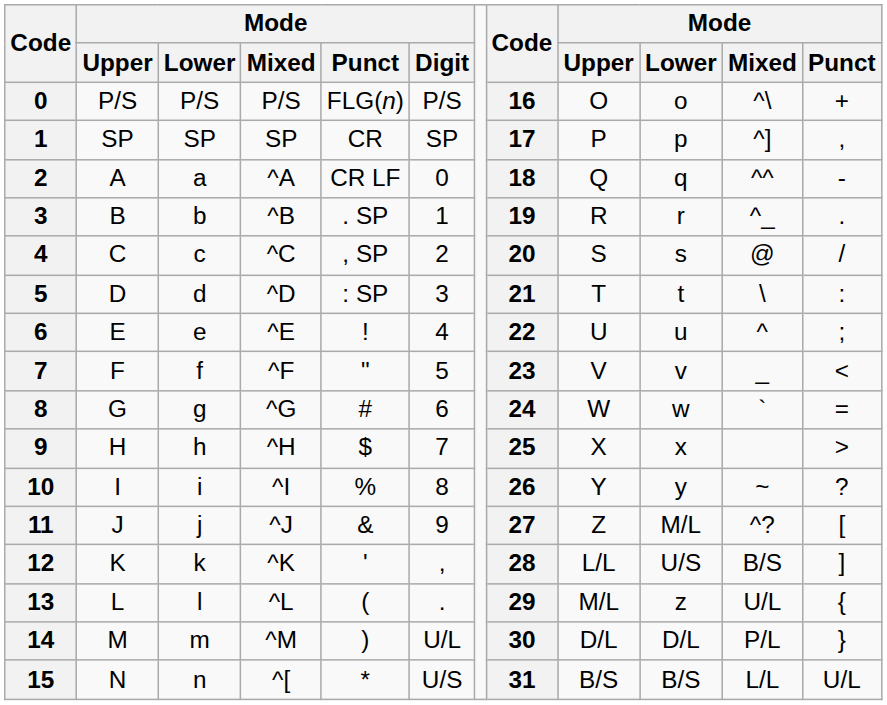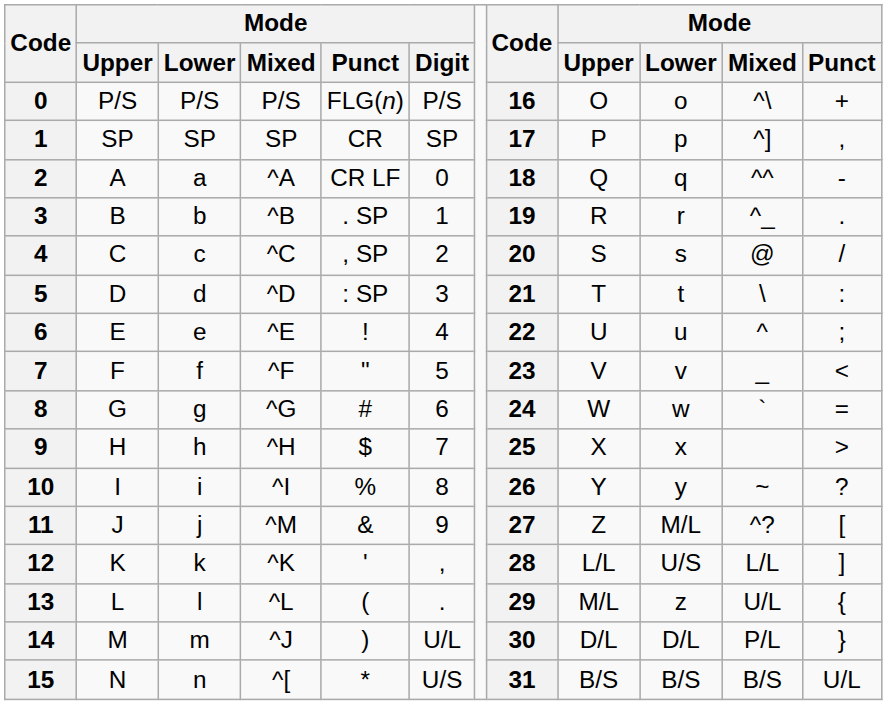(281, 525) ^J -> (281, 525) ^M
(762, 563) B/S -> (762, 563) L/L
(281, 640) ^M -> (281, 640) ^J
(762, 679) L/L -> (762, 679) B/S
